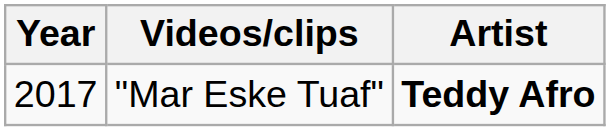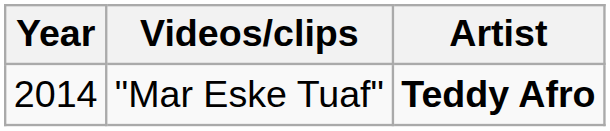(56, 93) 2017 -> (56, 93) 2014
